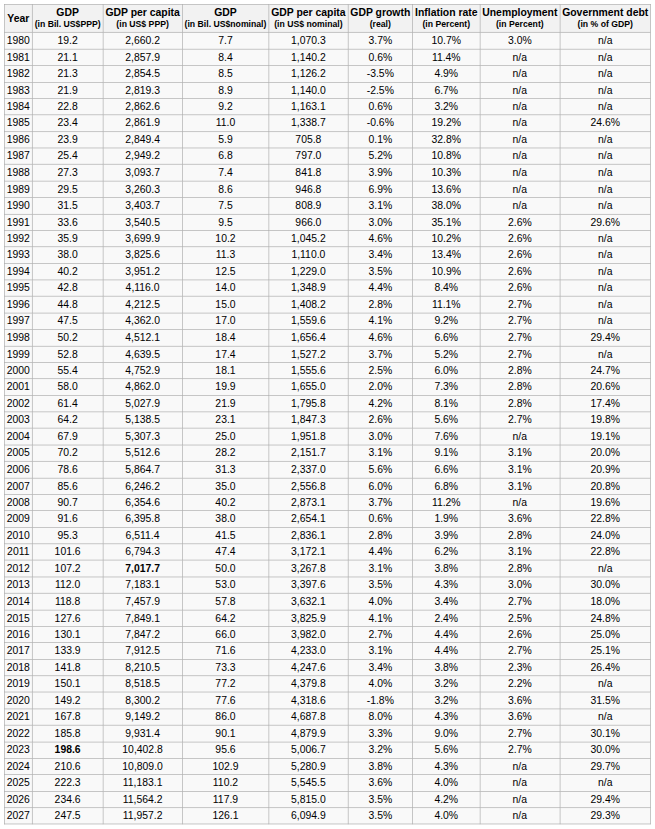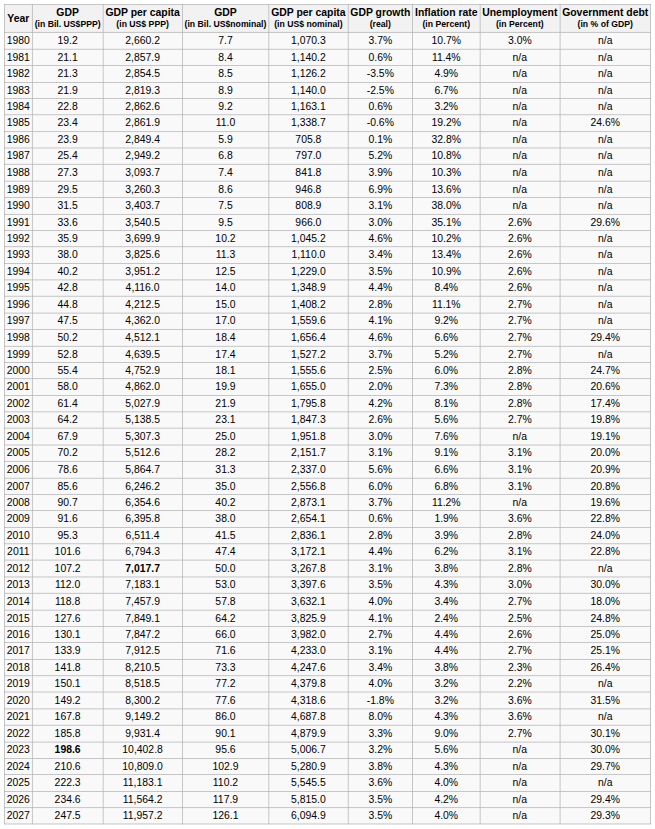(520, 750) 2.7% -> (520, 750) n/a
